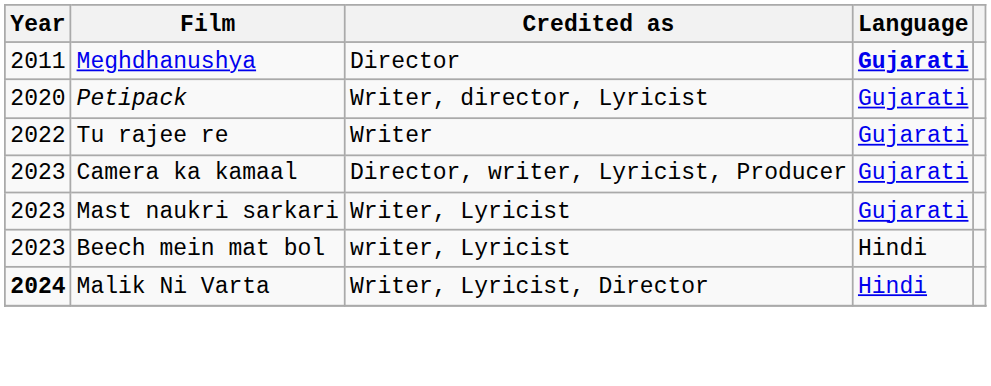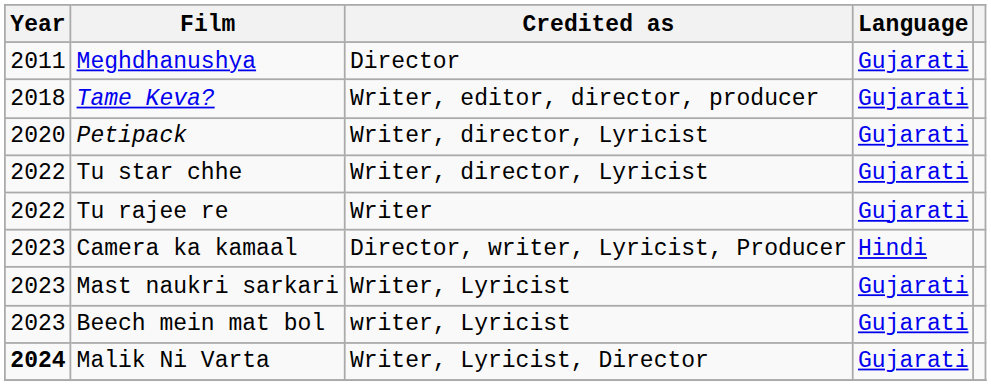(913, 61) bold -> (913, 61) normal
+ row: (146, 99)
+ row: (159, 174)
(913, 174) Gujarati -> (892, 249) Hindi
(892, 249) Hindi -> (913, 324) Gujarati
(892, 286) Hindi -> (913, 361) Gujarati
